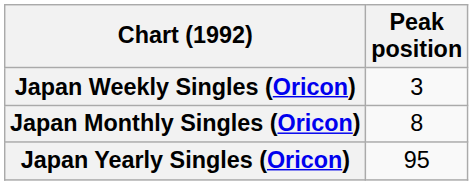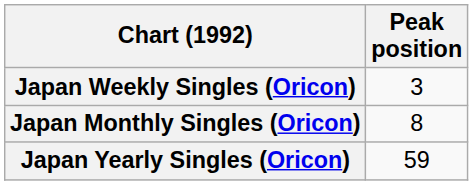(417, 160) 95 -> (417, 160) 59
